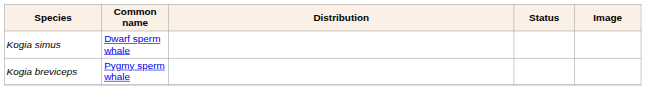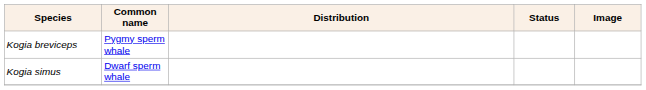rows swapped: (42, 71) <-> (34, 44)
